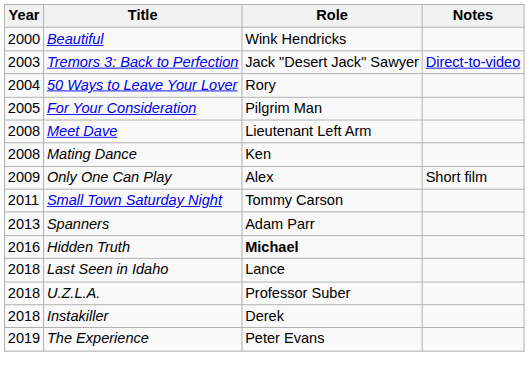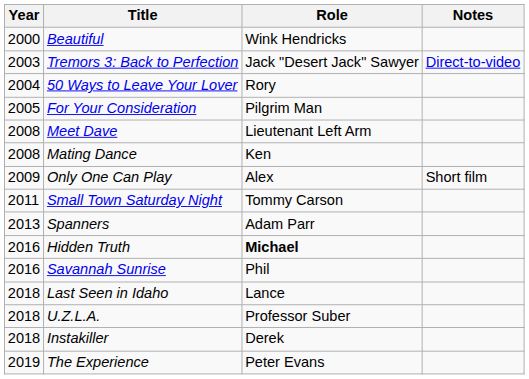+ row: (106, 270)
